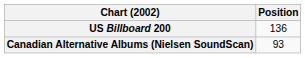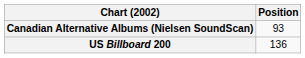rows swapped: (130, 45) <-> (130, 28)
